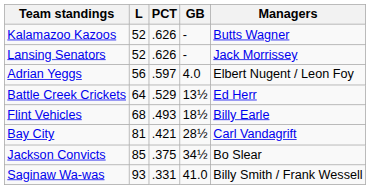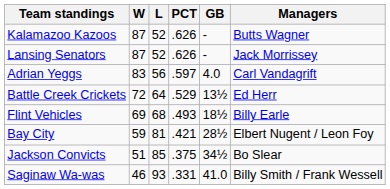+ column: (139, 14)
(284, 74) Elbert Nugent / Leon Foy -> (275, 74) Carl Vandagrift
(255, 134) Carl Vandagrift -> (303, 134) Elbert Nugent / Leon Foy
